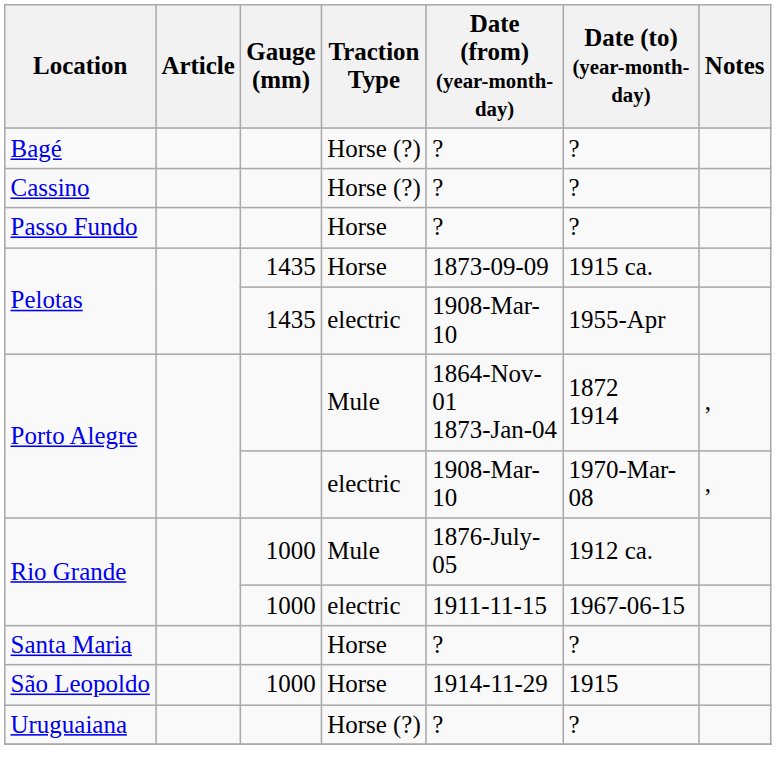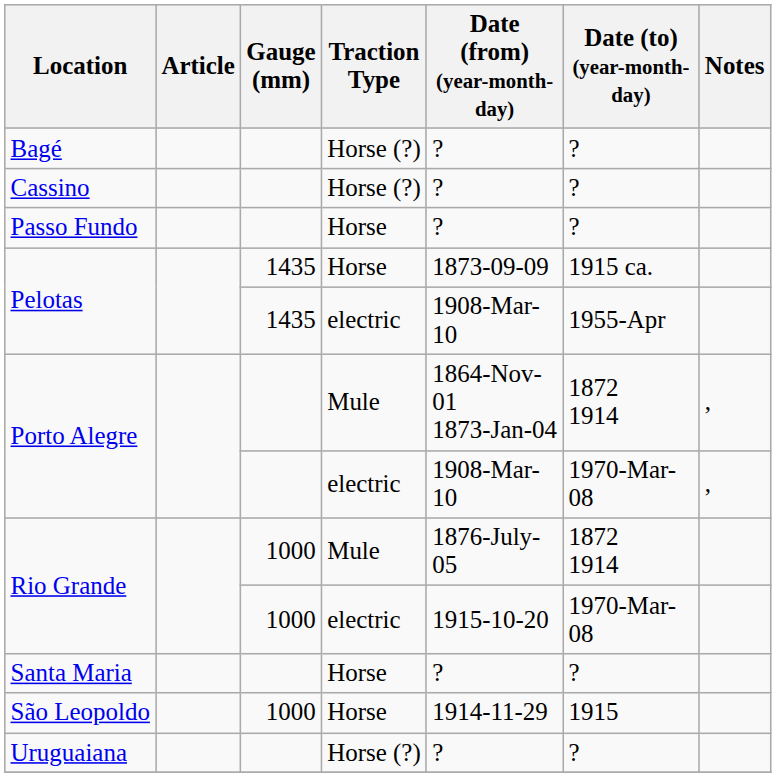(611, 551) 1912 ca. -> (594, 551) 1872 1914
(490, 605) 1911-11-15 -> (490, 619) 1915-10-20
(627, 605) 1967-06-15 -> (622, 619) 1970-Mar-08
